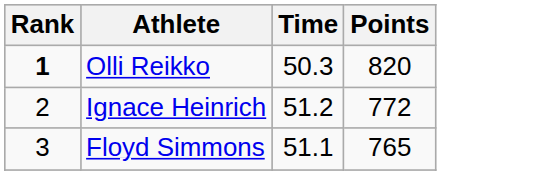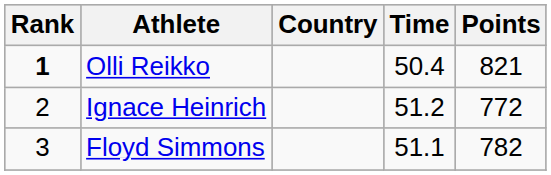+ column: (328, 25)
(308, 66) 50.3 -> (419, 66) 50.4
(390, 66) 820 -> (501, 66) 821
(390, 148) 765 -> (501, 148) 782
